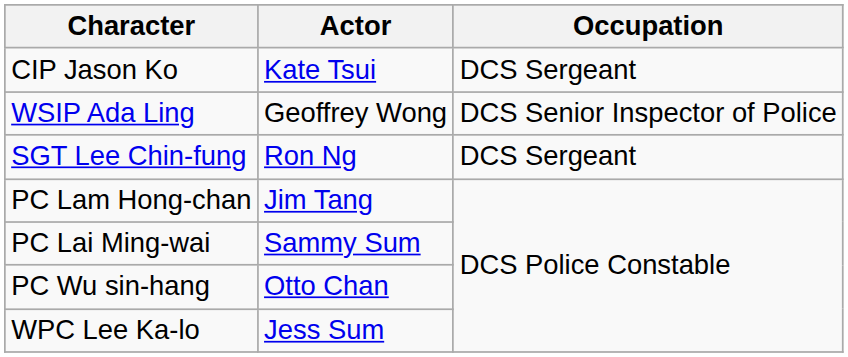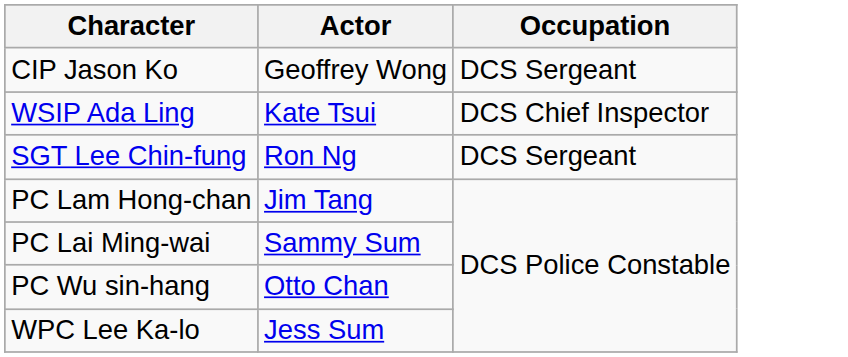(320, 69) Kate Tsui -> (356, 69) Geoffrey Wong
(356, 112) Geoffrey Wong -> (320, 112) Kate Tsui
(648, 112) DCS Senior Inspector of Police -> (584, 112) DCS Chief Inspector
